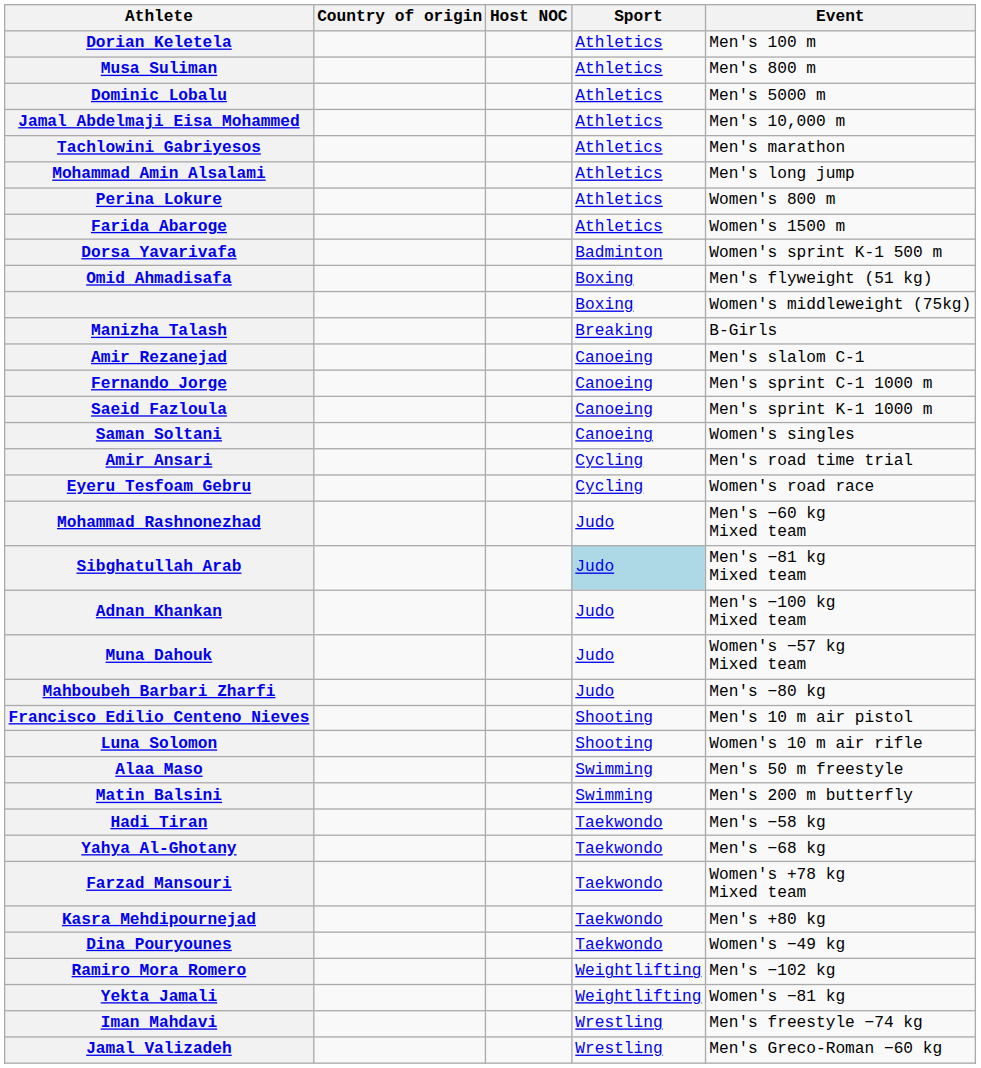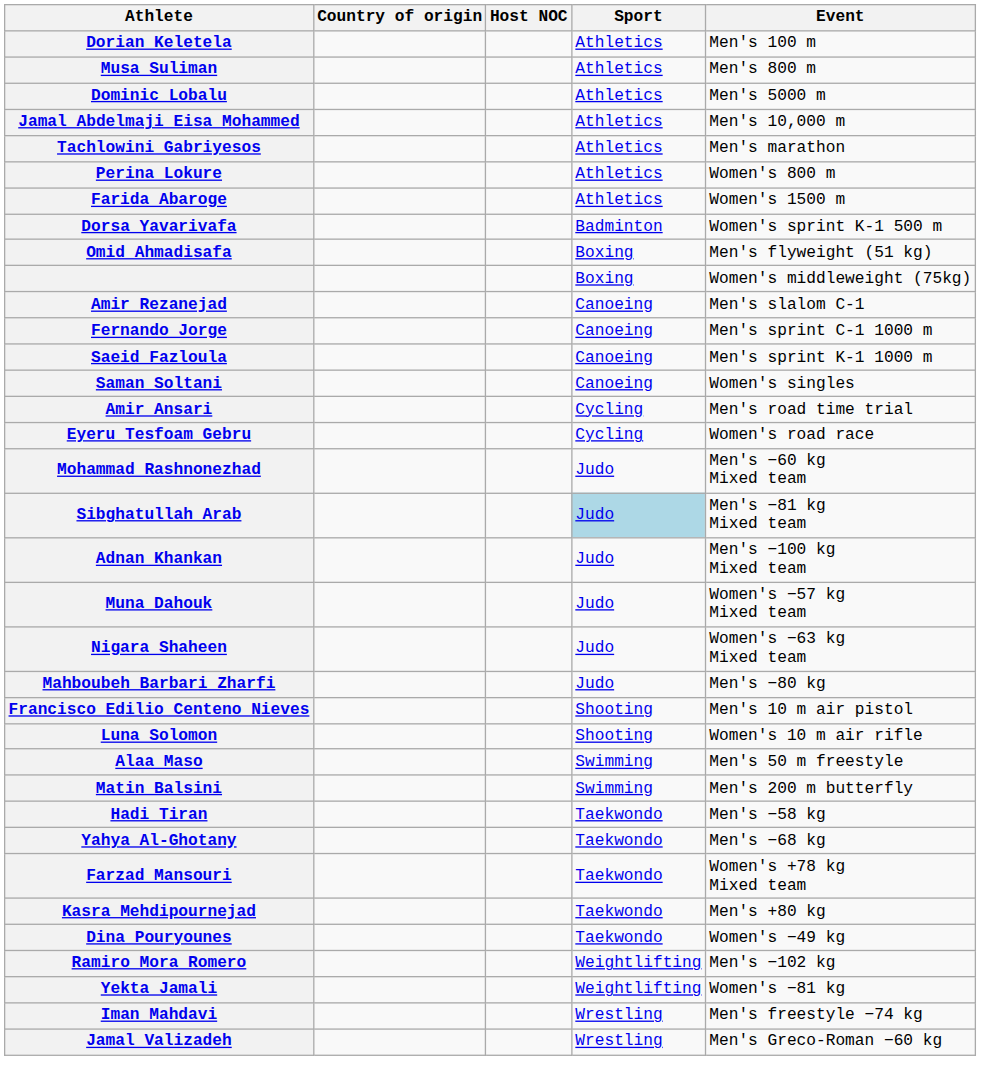- row: (159, 175)
- row: (159, 331)
+ row: (159, 649)
